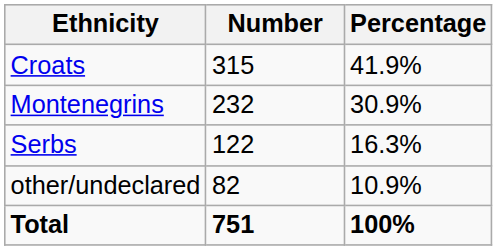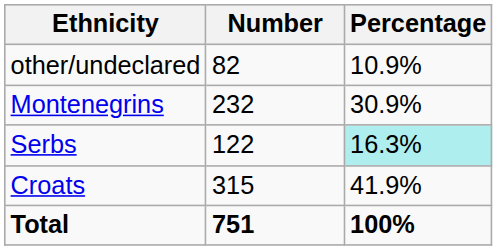rows swapped: (48, 64) <-> (105, 184)
(386, 144) no background -> (386, 144) paleturquoise background
